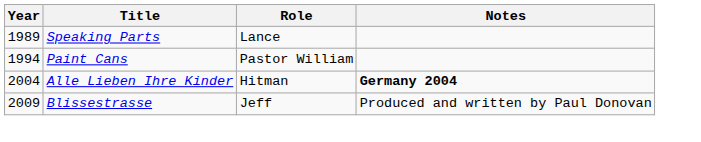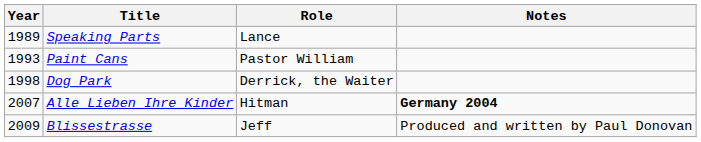(24, 60) 1994 -> (24, 60) 1993
+ row: (79, 82)
(24, 82) 2004 -> (24, 104) 2007
